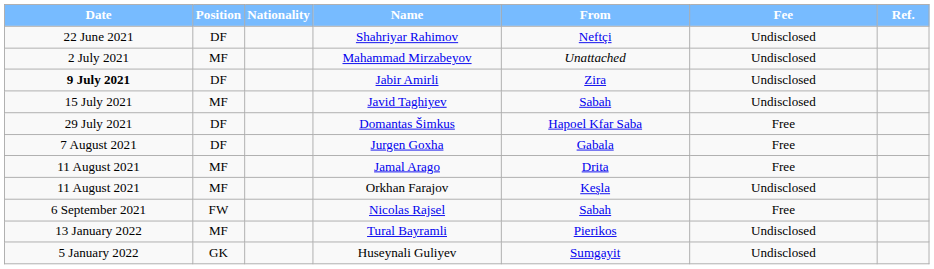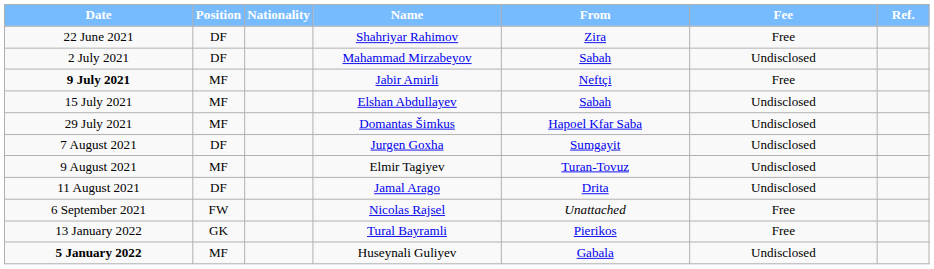(595, 37) Neftçi -> (595, 37) Zira
(783, 37) Undisclosed -> (783, 37) Free
(218, 58) MF -> (218, 58) DF
(595, 58) Unattached -> (595, 58) Sabah
(218, 80) DF -> (218, 80) MF
(595, 80) Zira -> (595, 80) Neftçi
(783, 80) Undisclosed -> (783, 80) Free
+ row: (407, 102)
- row: (407, 102)
(218, 123) DF -> (218, 123) MF
(783, 123) Free -> (783, 123) Undisclosed
(595, 145) Gabala -> (595, 145) Sumgayit
(783, 145) Free -> (783, 145) Undisclosed
+ row: (407, 166)
(218, 166) MF -> (218, 188) DF
(783, 166) Free -> (783, 188) Undisclosed
- row: (407, 188)
(595, 210) Sabah -> (595, 210) Unattached
(218, 231) MF -> (218, 231) GK
(783, 231) Undisclosed -> (783, 231) Free
(99, 253) normal -> (99, 253) bold
(218, 253) GK -> (218, 253) MF
(595, 253) Sumgayit -> (595, 253) Gabala
